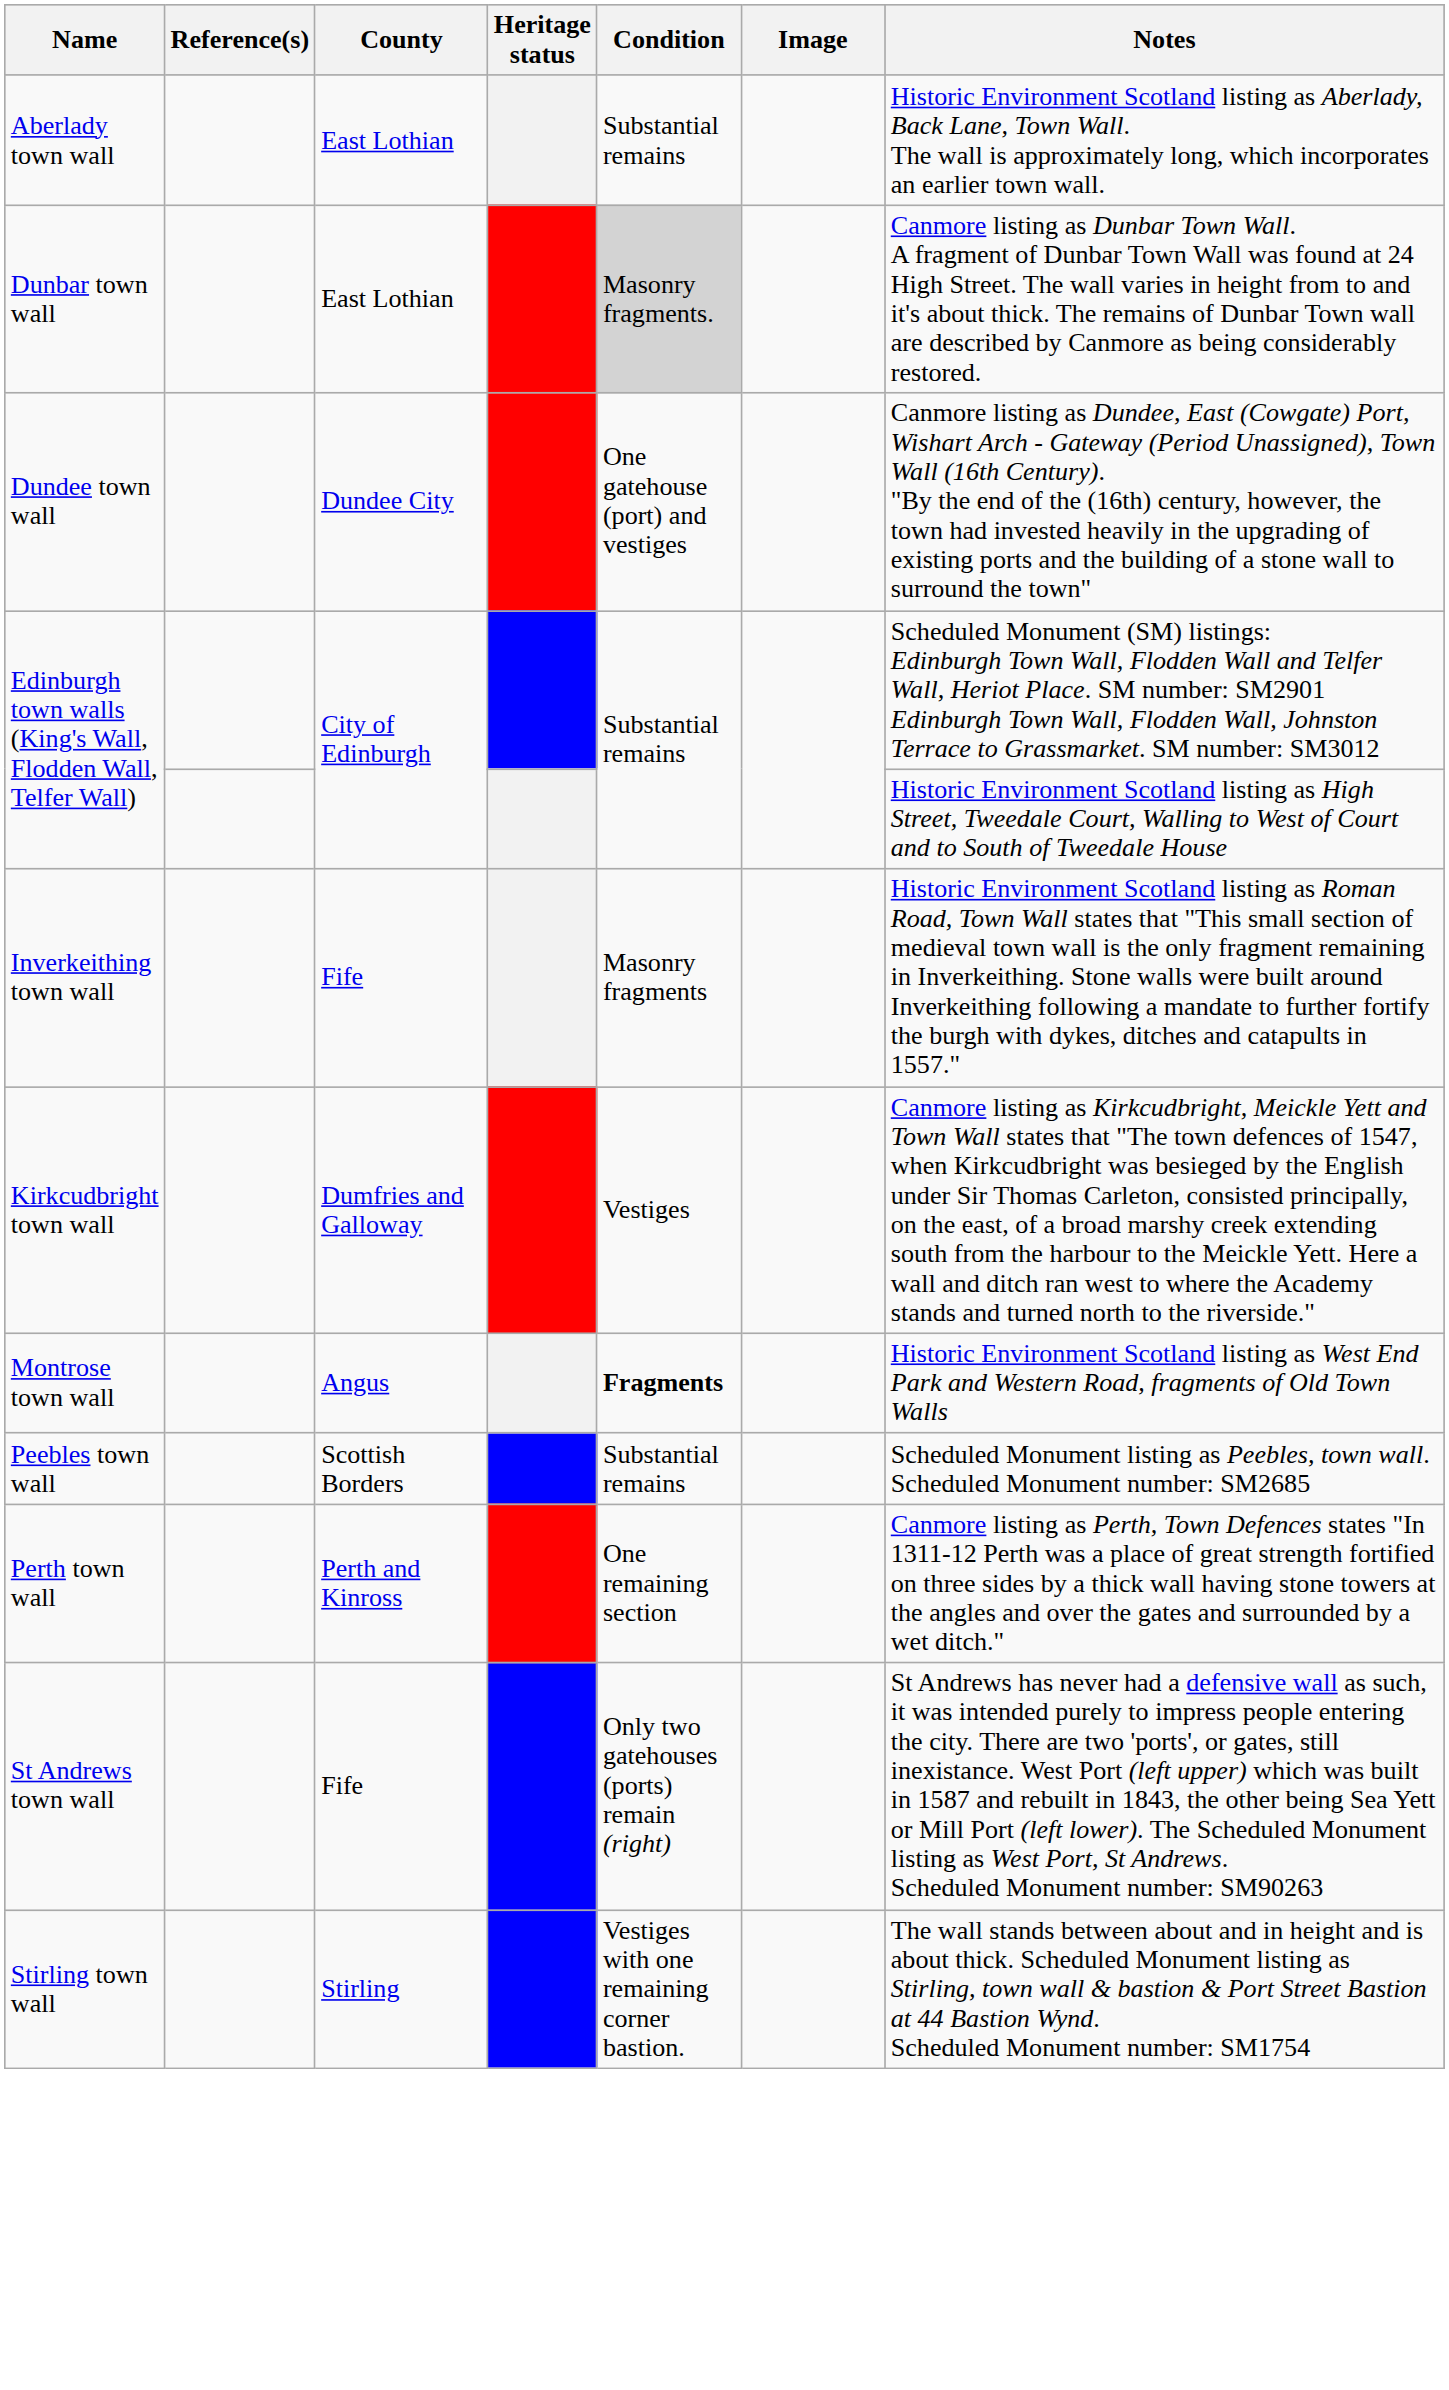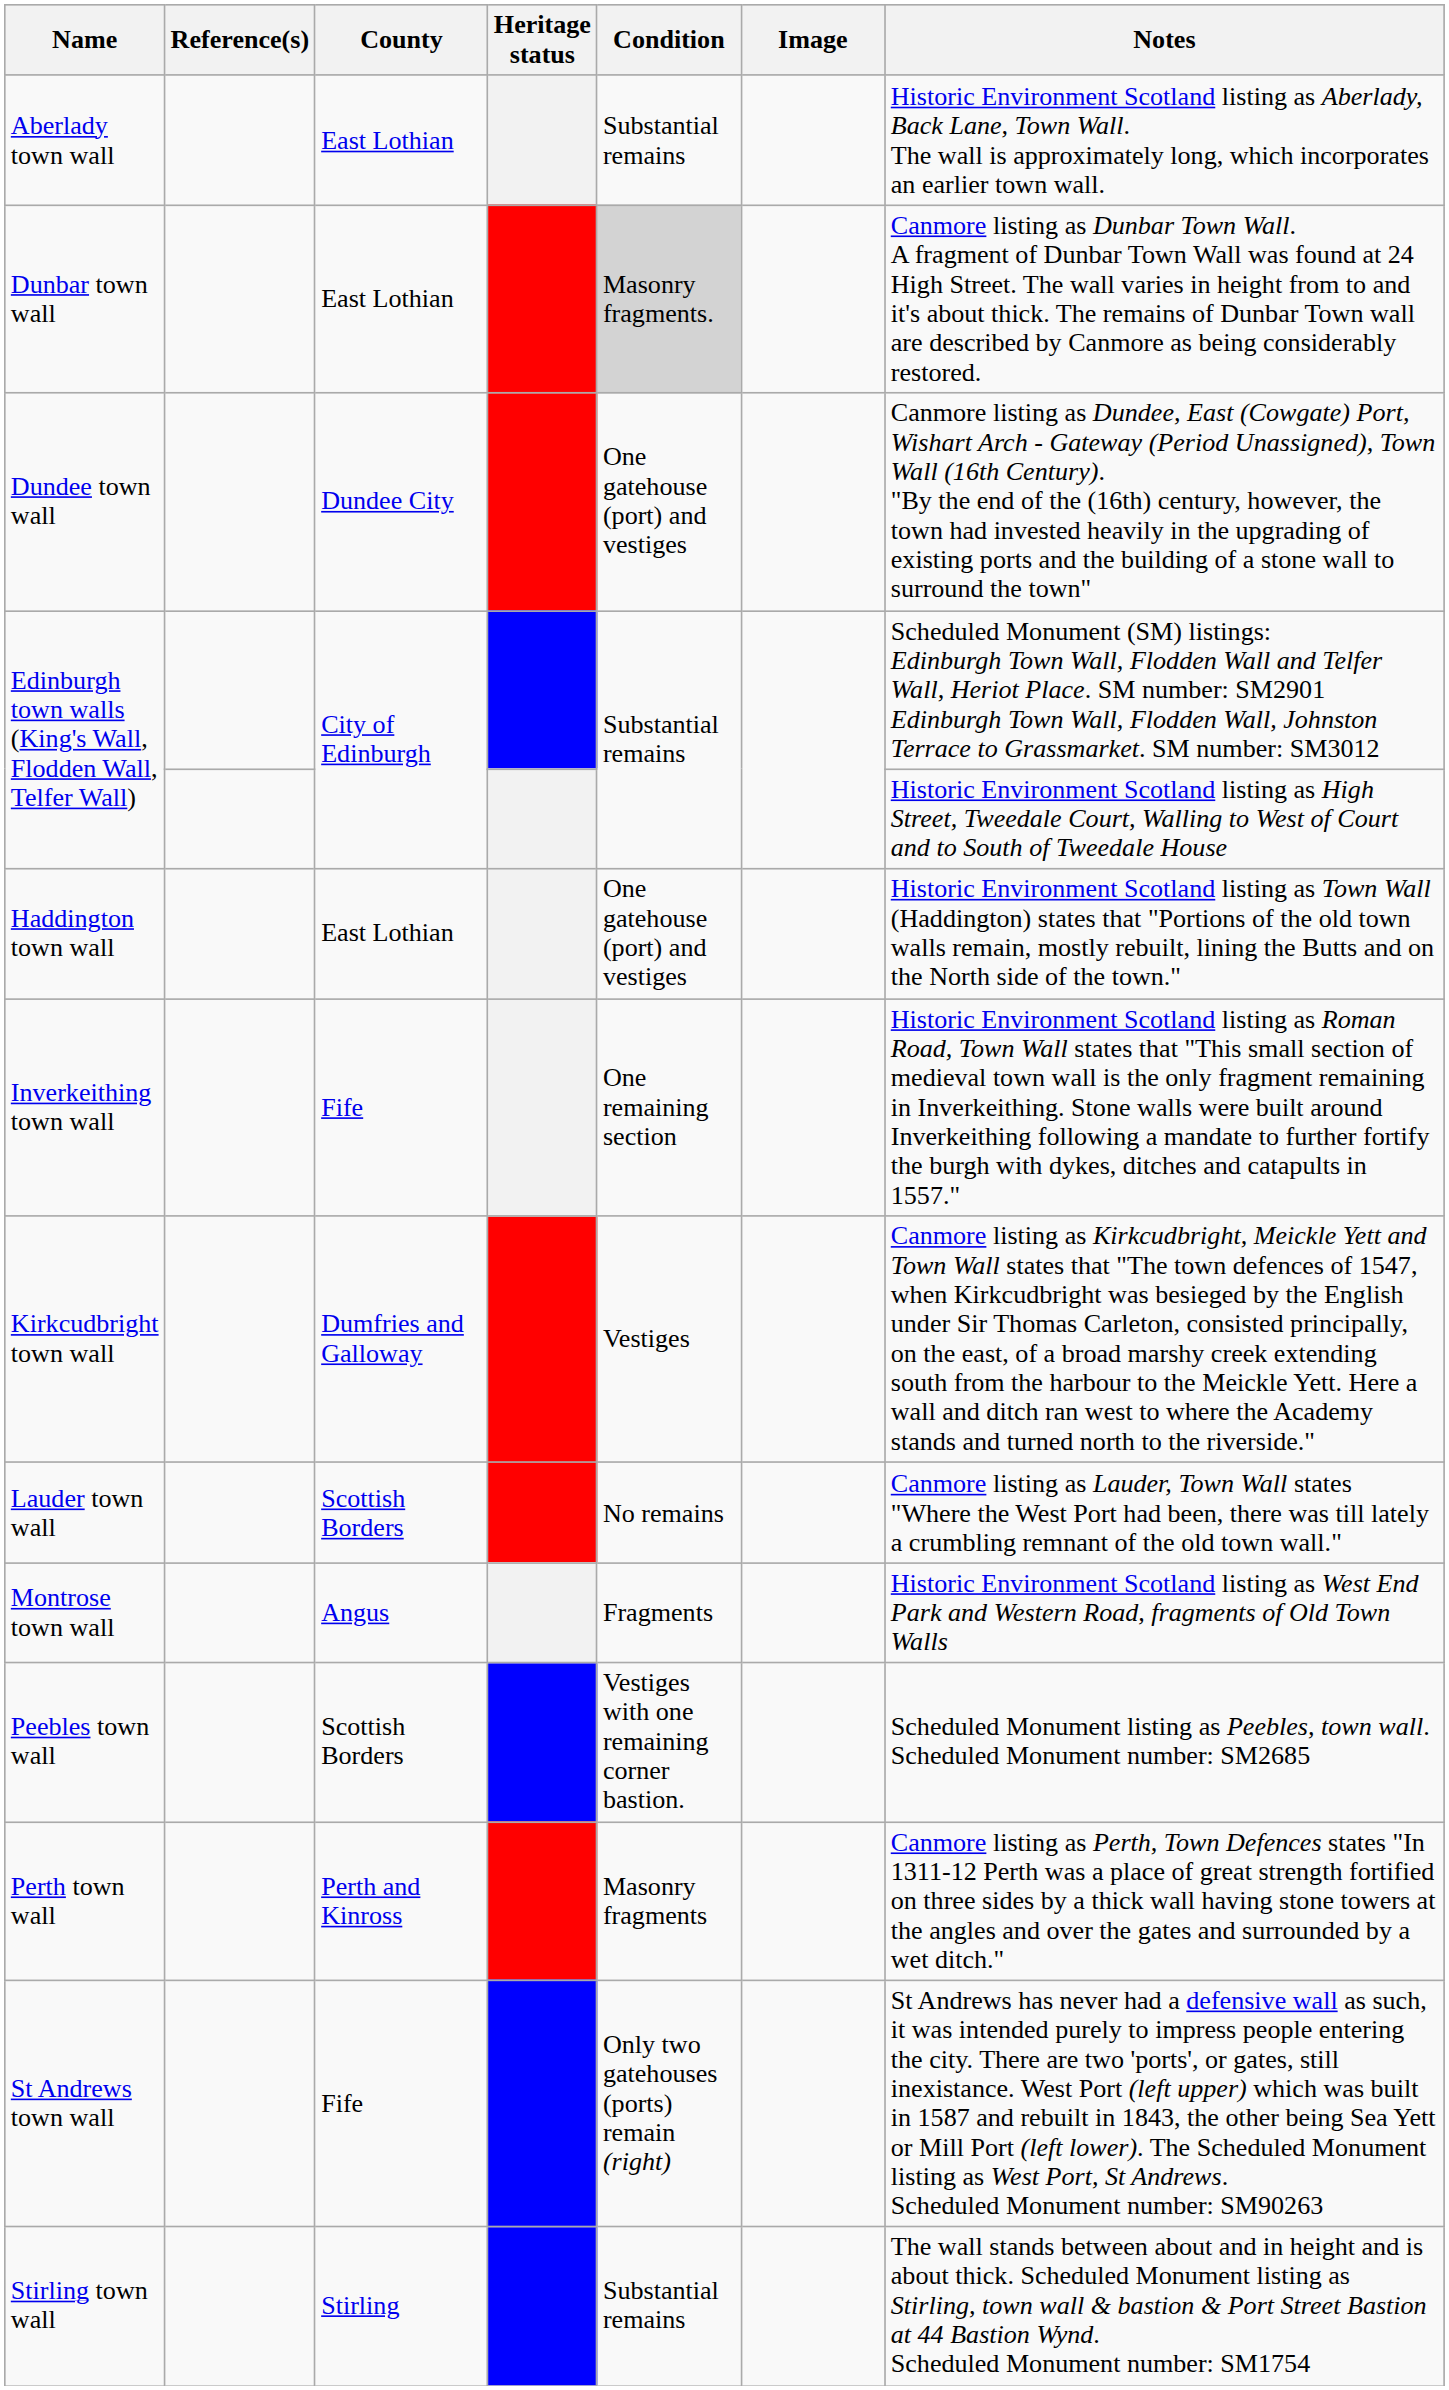+ row: (72, 933)
(655, 977) Masonry fragments -> (656, 1106) One remaining section
+ row: (77, 1512)
(663, 1382) bold -> (658, 1612) normal
(661, 1468) Substantial remains -> (656, 1741) Vestiges with one remaining corner bastion.
(656, 1583) One remaining section -> (655, 1900) Masonry fragments
(656, 1988) Vestiges with one remaining corner bastion. -> (661, 2305) Substantial remains
